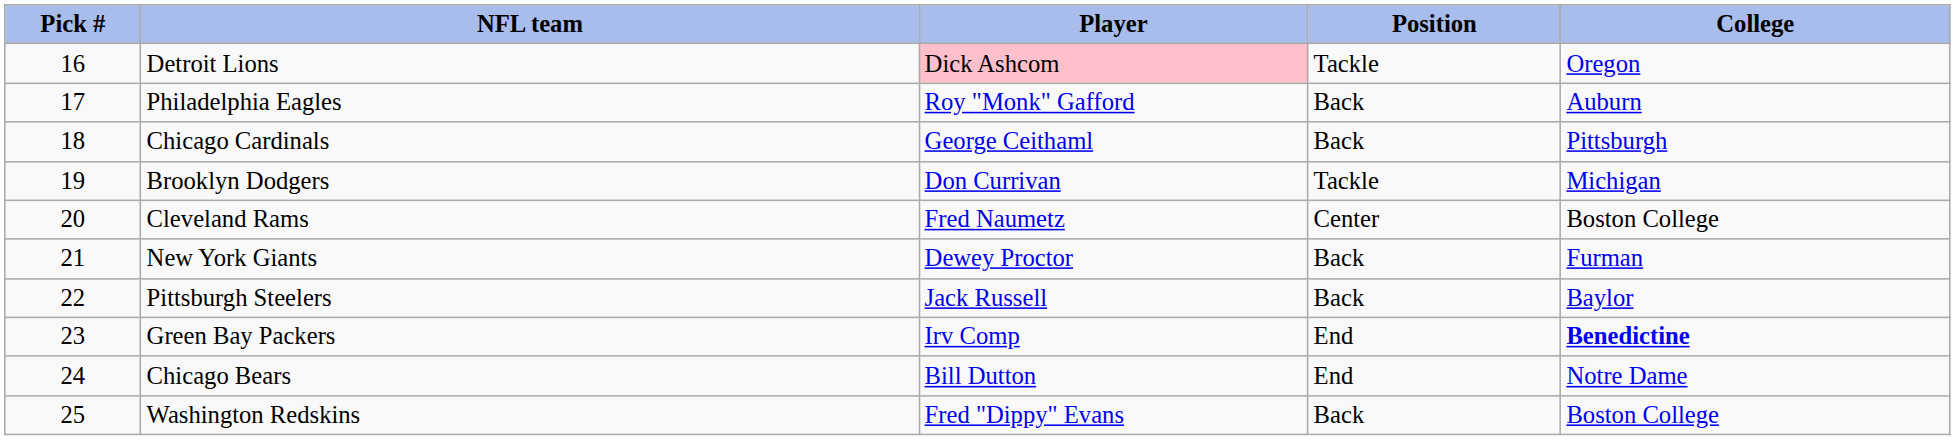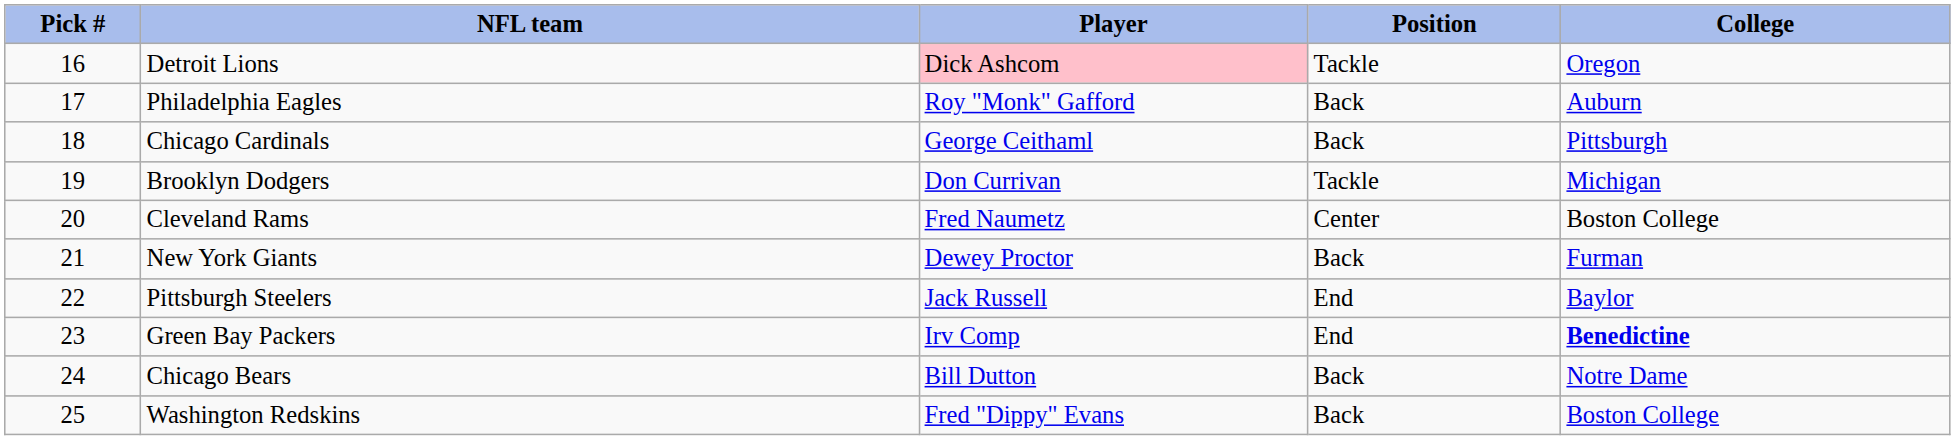(1339, 297) Back -> (1333, 297) End
(1333, 375) End -> (1339, 375) Back
